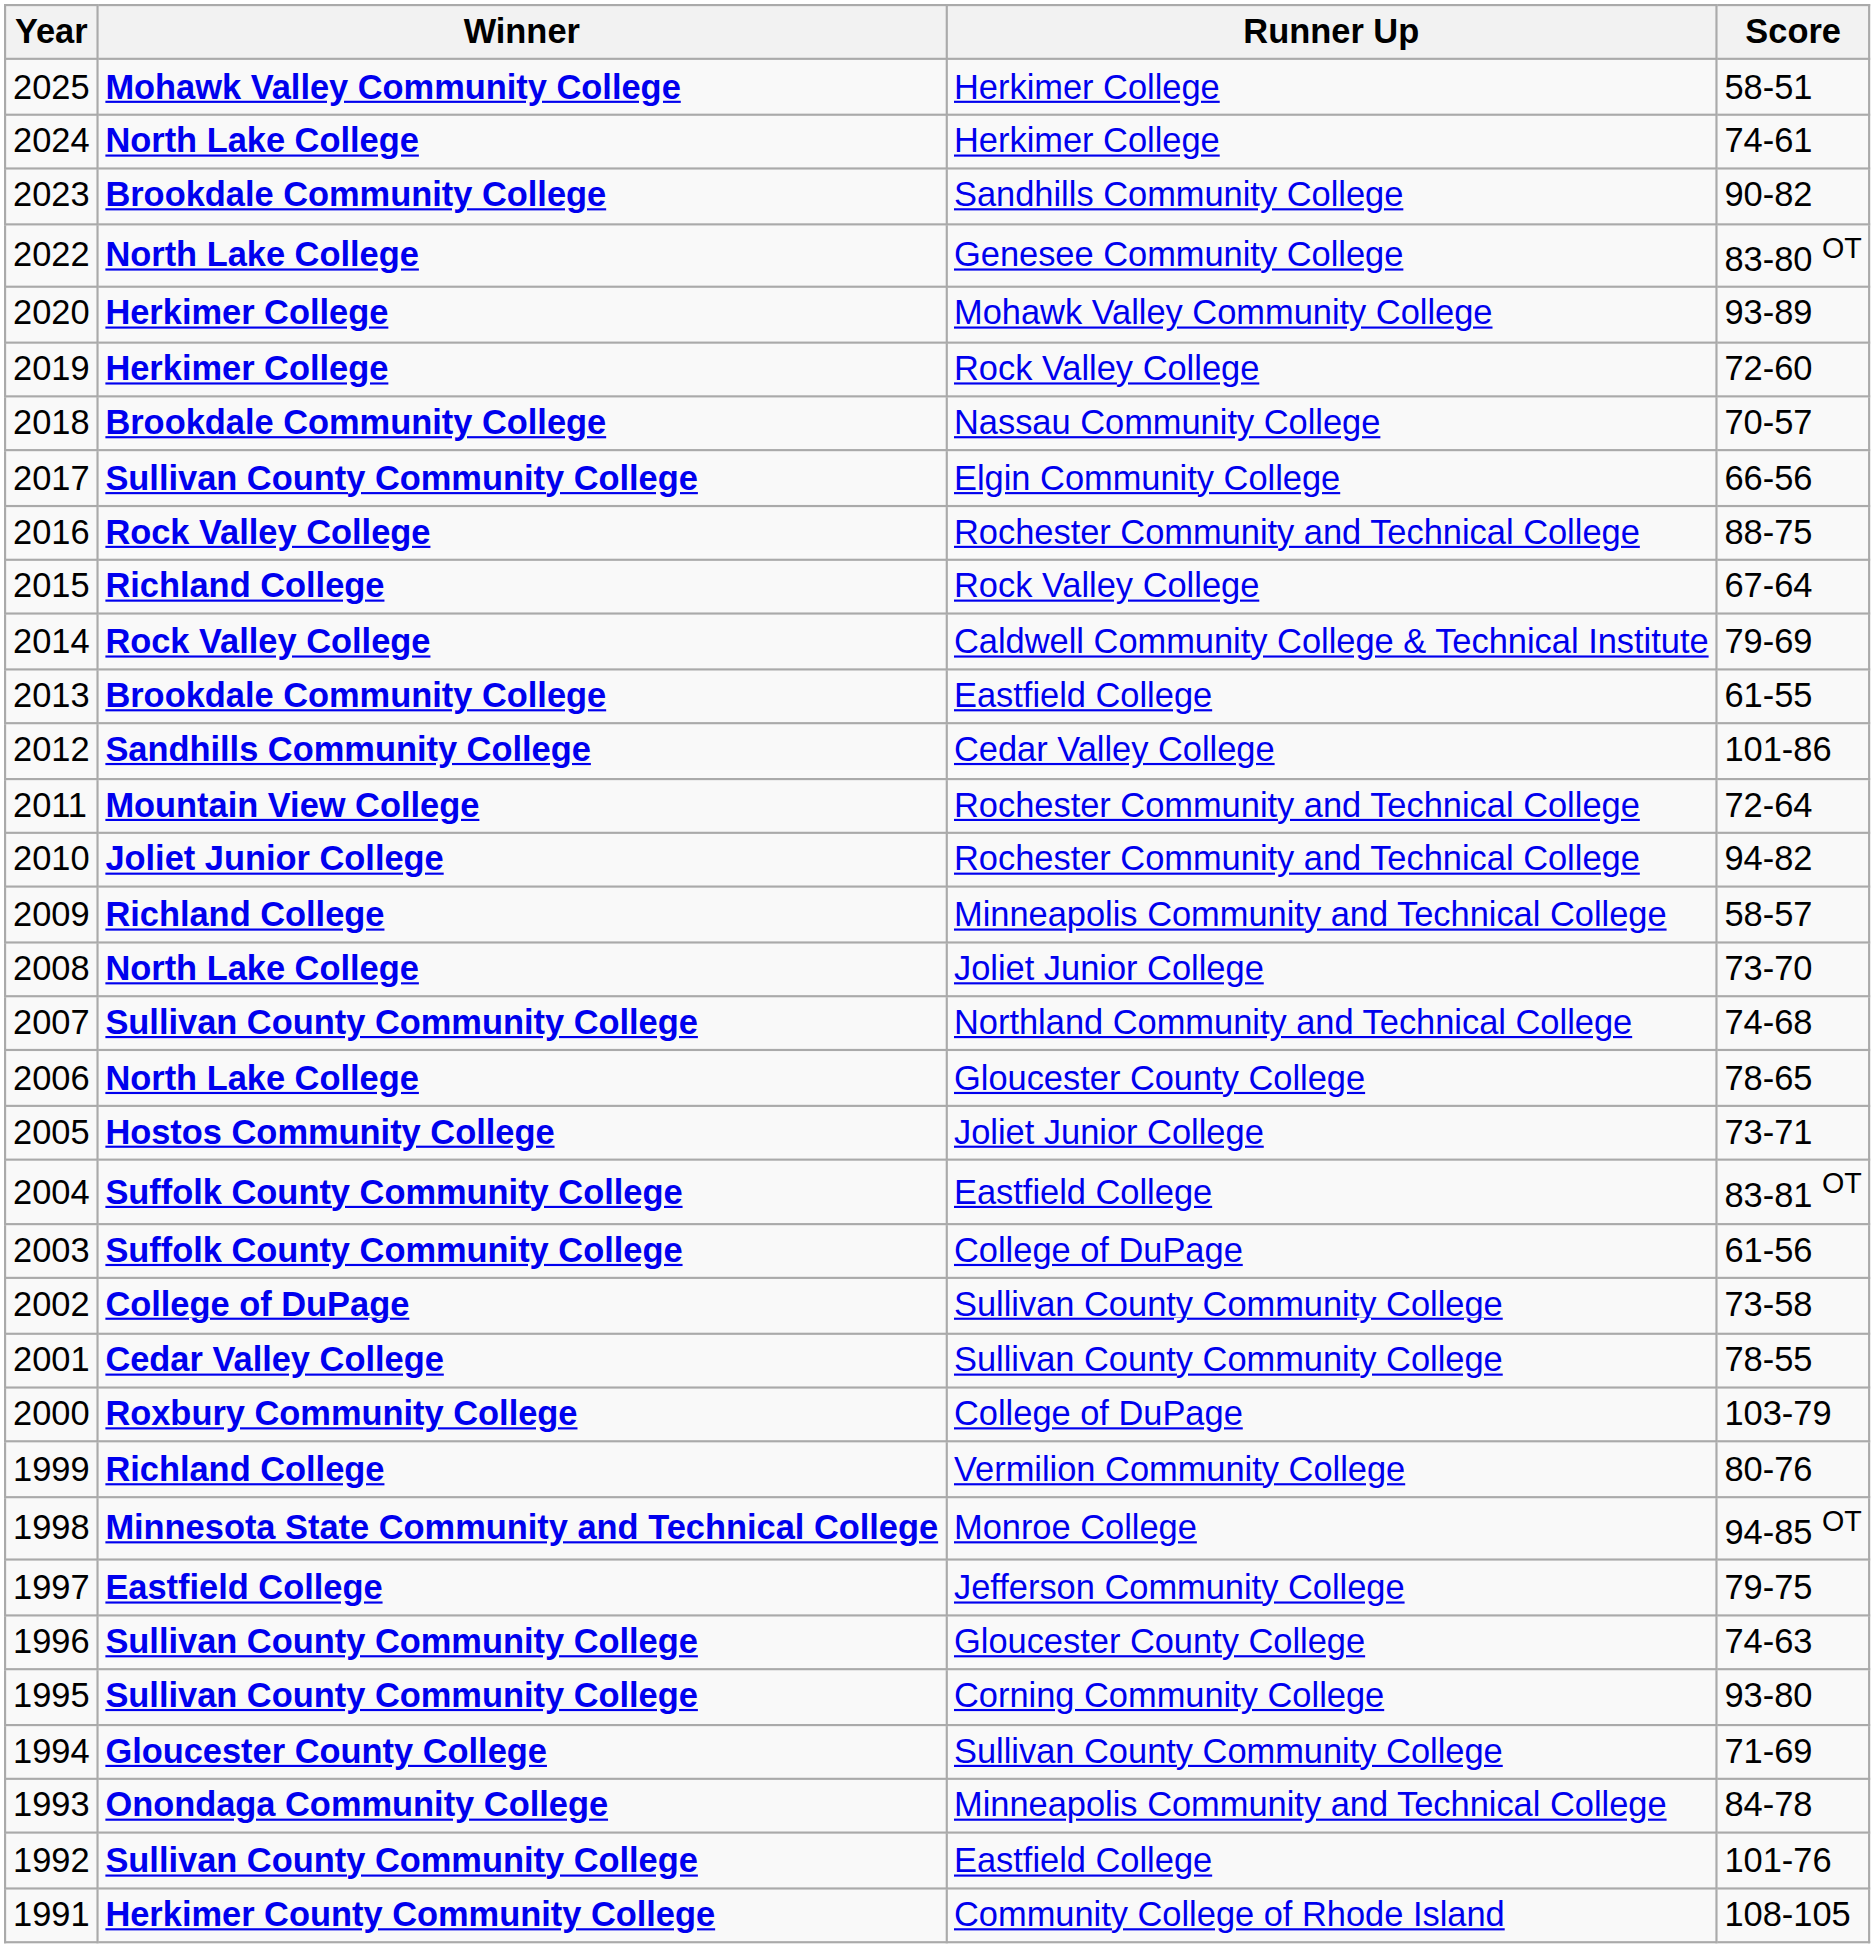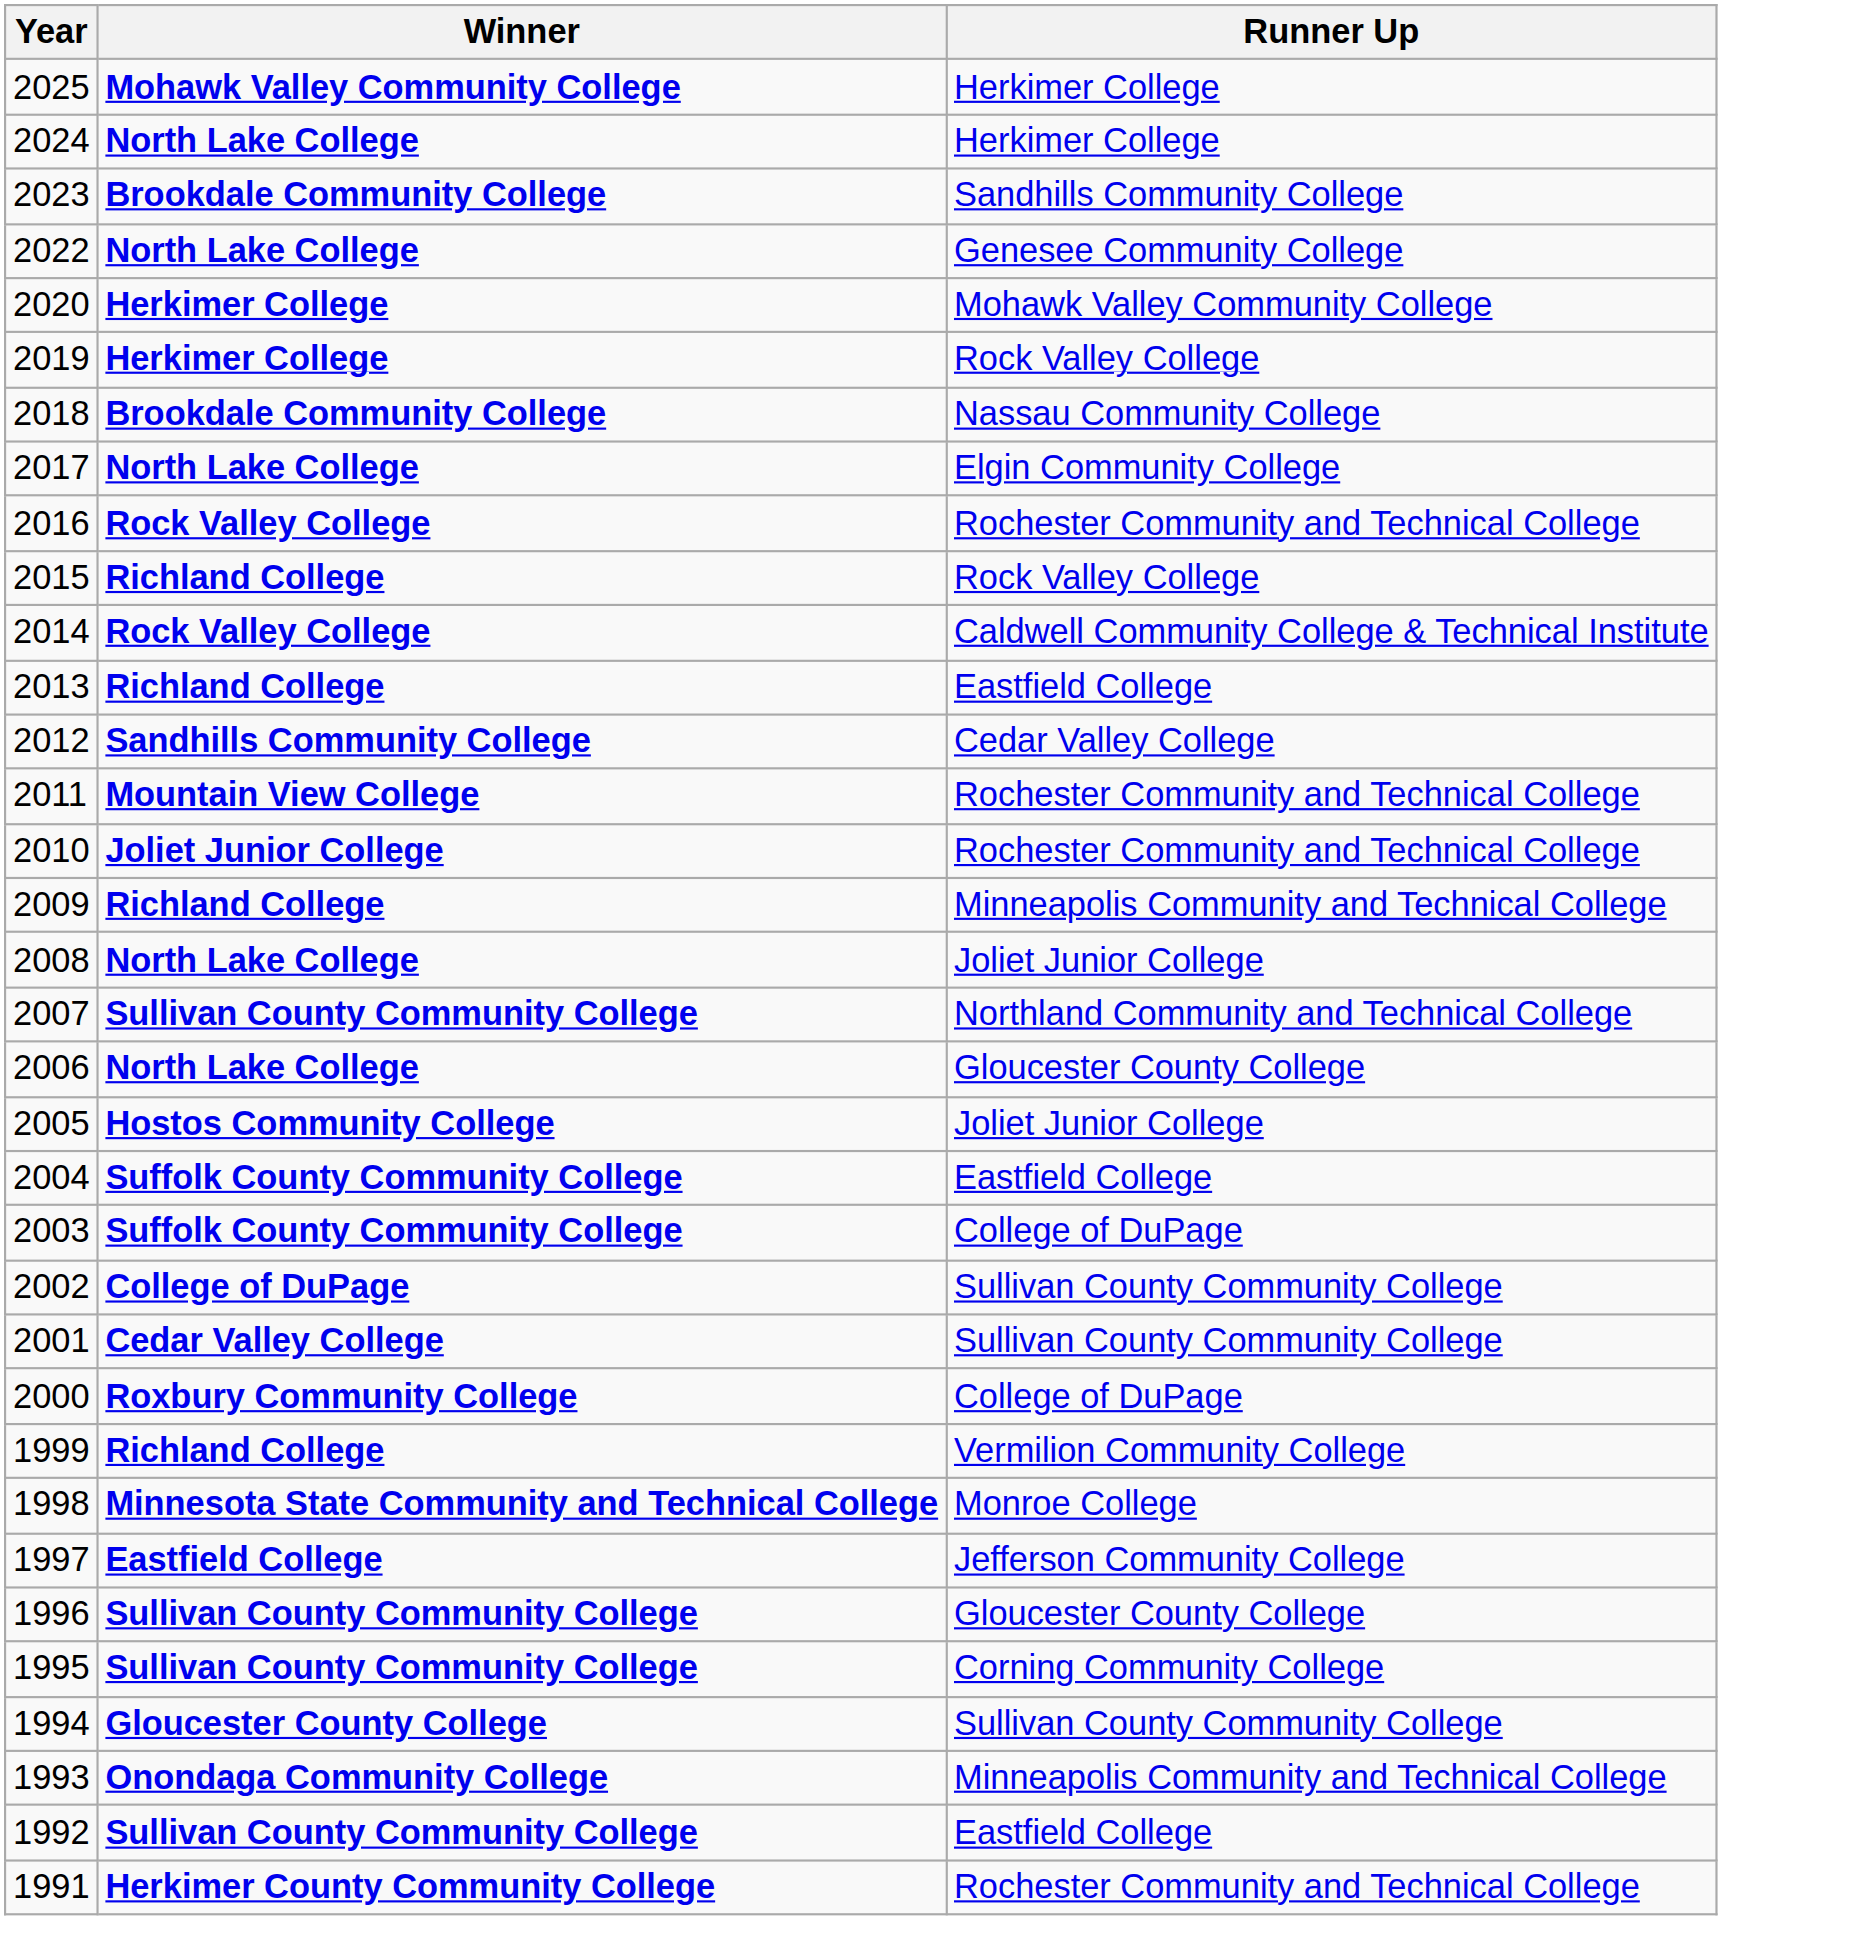- column: (1793, 31)
(402, 477) Sullivan County Community College -> (262, 468) North Lake College
(356, 695) Brookdale Community College -> (245, 686) Richland College
(1229, 1914) Community College of Rhode Island -> (1297, 1886) Rochester Community and Technical College
